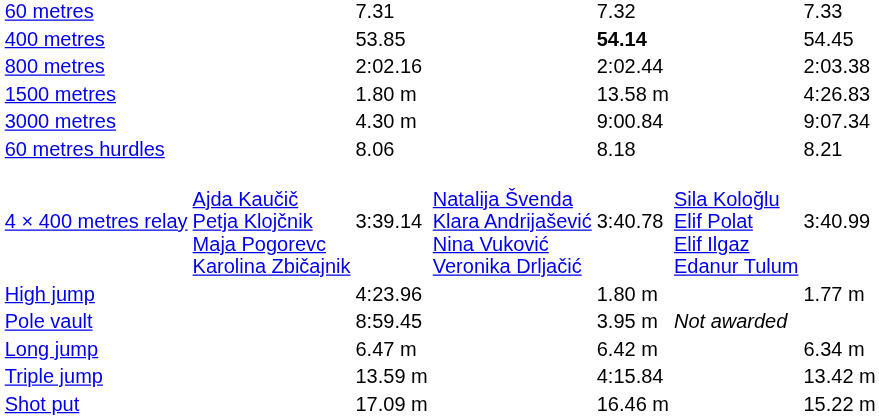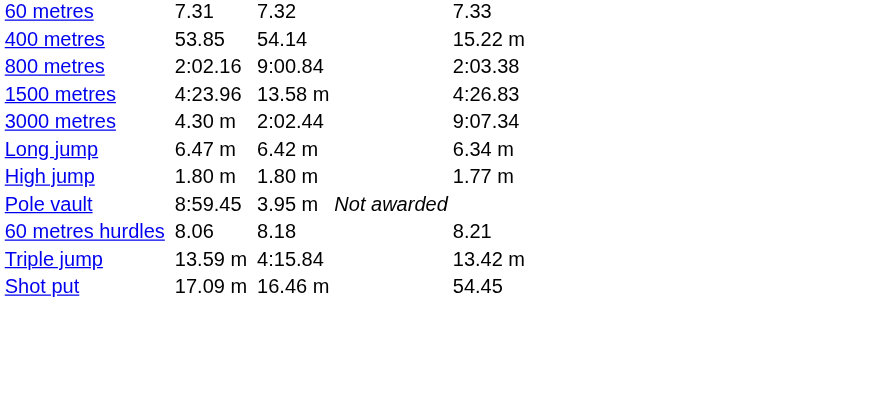(622, 39) bold -> (282, 39) normal
(829, 39) 54.45 -> (489, 39) 15.22 m
(630, 66) 2:02.44 -> (290, 66) 9:00.84
(386, 94) 1.80 m -> (208, 94) 4:23.96
(630, 121) 9:00.84 -> (290, 121) 2:02.44
rows swapped: (85, 149) <-> (51, 349)
- row: (96, 221)
(389, 294) 4:23.96 -> (205, 176) 1.80 m
(840, 404) 15.22 m -> (478, 286) 54.45
